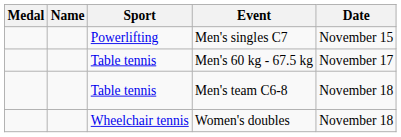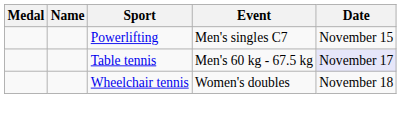(356, 60) no background -> (356, 60) lavender background
- row: (241, 90)
